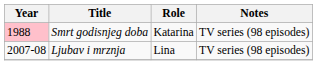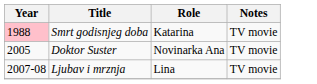(254, 32) TV series (98 episodes) -> (254, 32) TV movie
+ row: (84, 50)
(254, 50) TV series (98 episodes) -> (254, 69) TV movie
